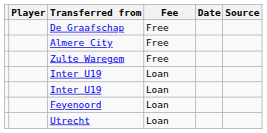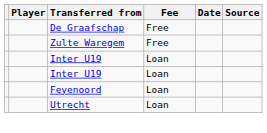- row: (81, 43)
